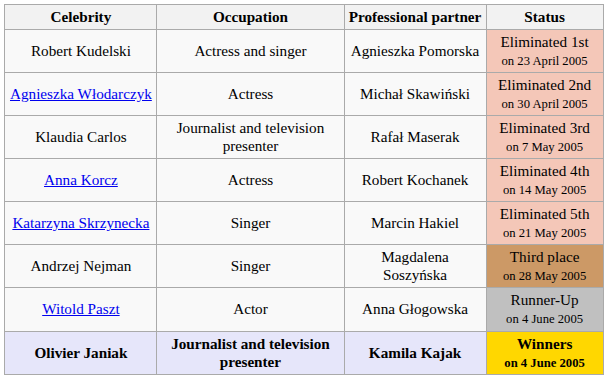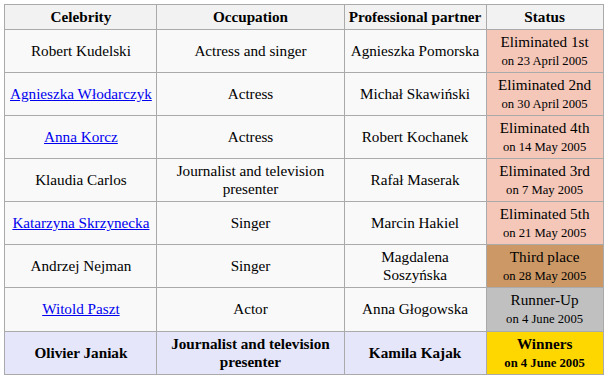rows swapped: (81, 137) <-> (81, 180)
